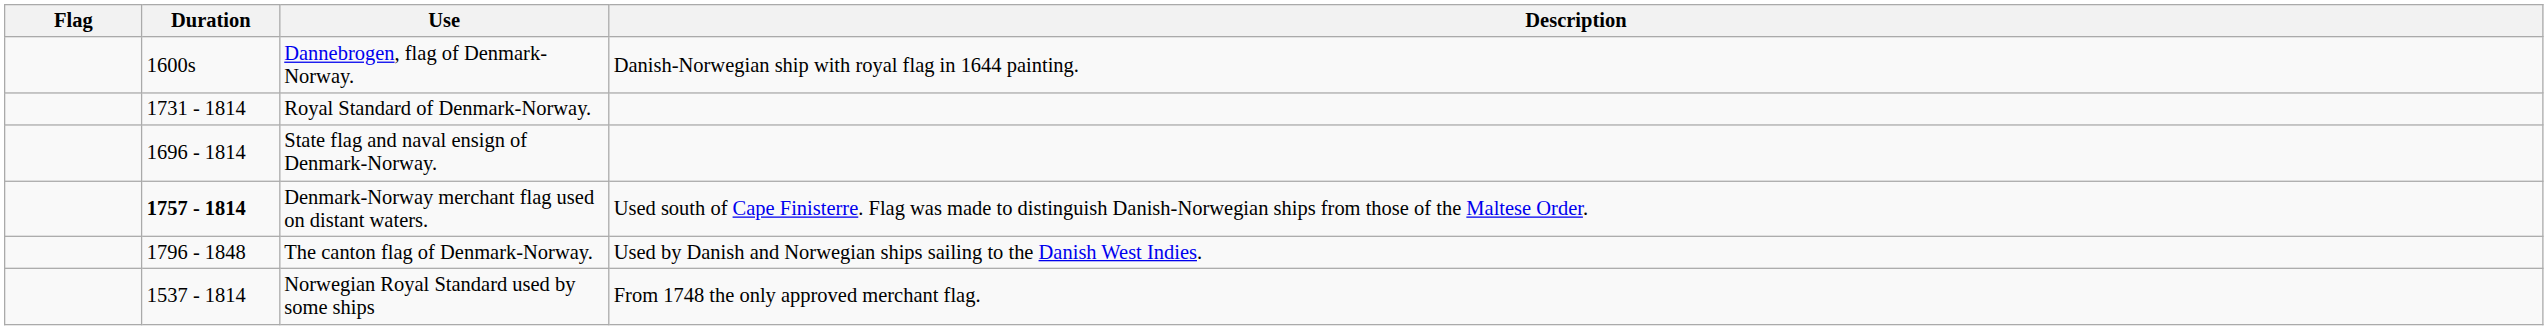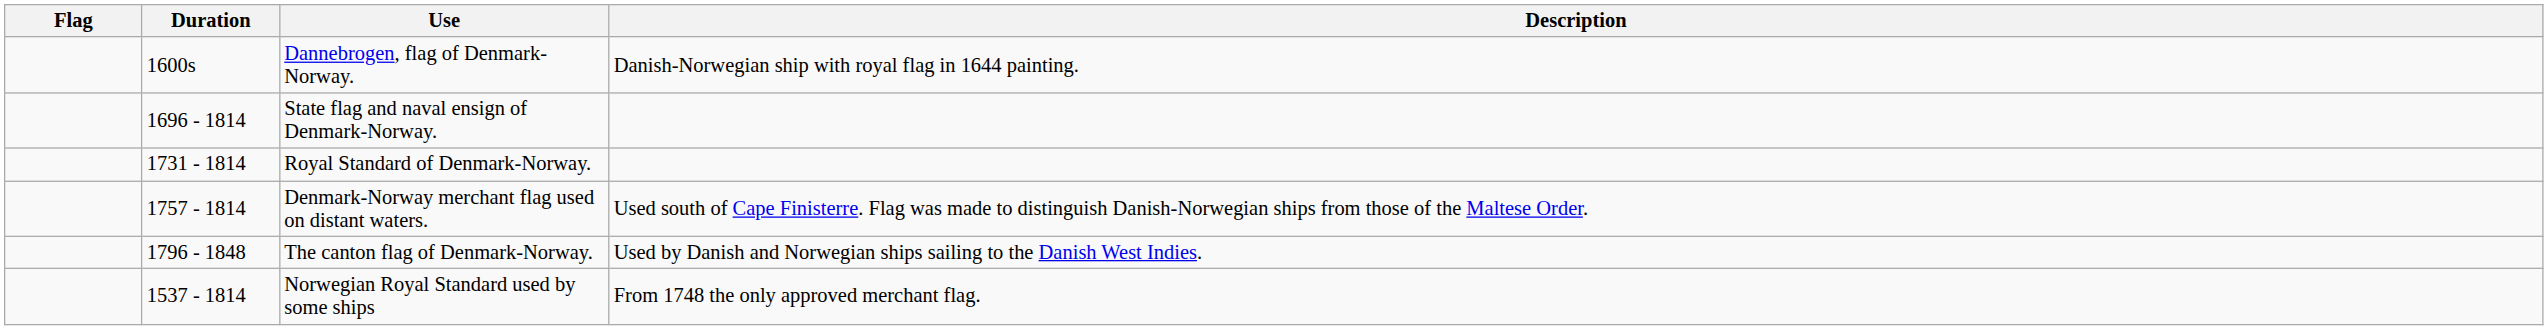rows swapped: (438, 108) <-> (406, 152)
(196, 208) bold -> (196, 208) normal
